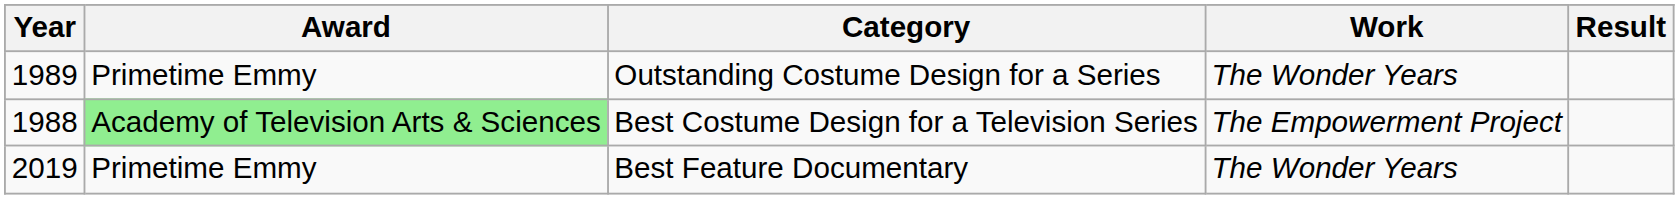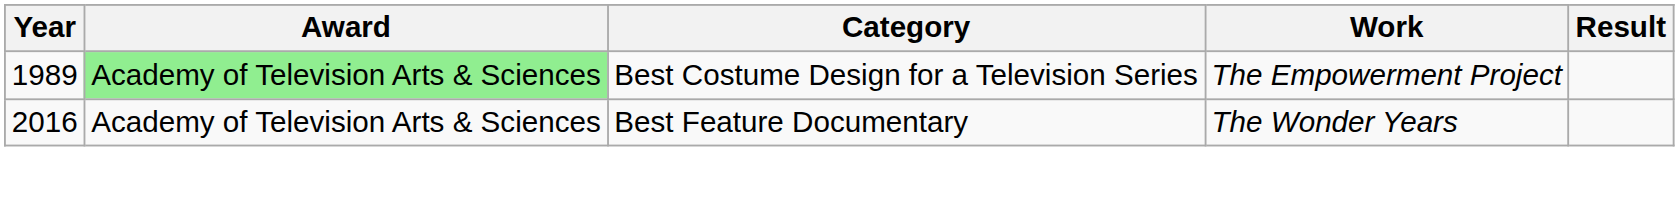- row: (887, 74)
(45, 121) 1988 -> (45, 74) 1989
(45, 168) 2019 -> (45, 121) 2016
(204, 168) Primetime Emmy -> (346, 121) Academy of Television Arts & Sciences
